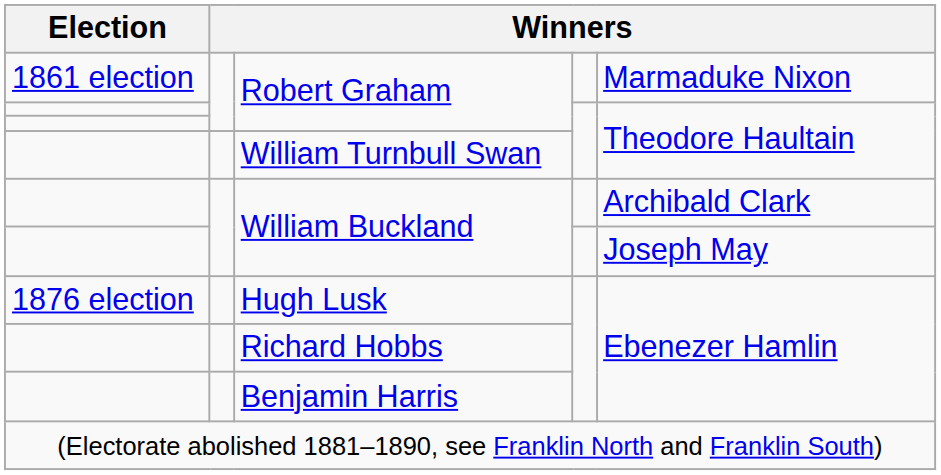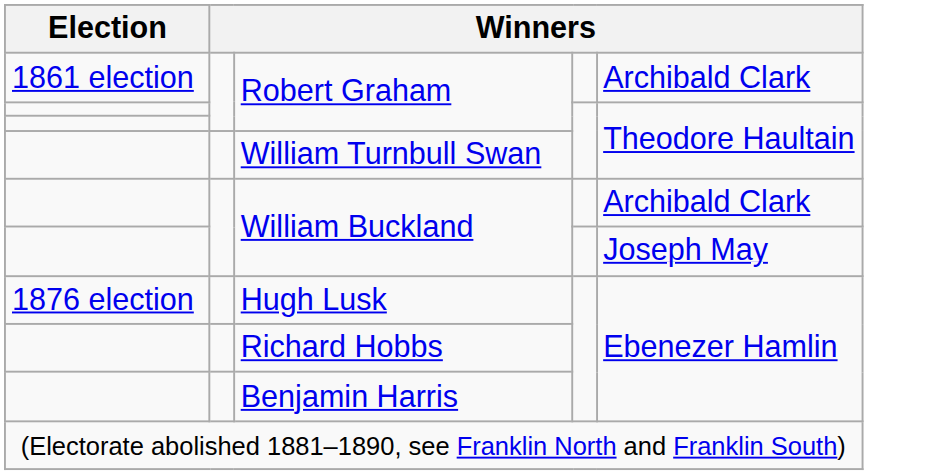(727, 77) Marmaduke Nixon -> (707, 77) Archibald Clark
